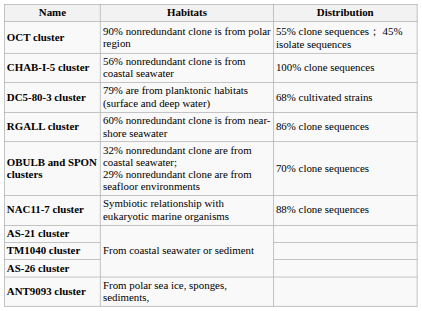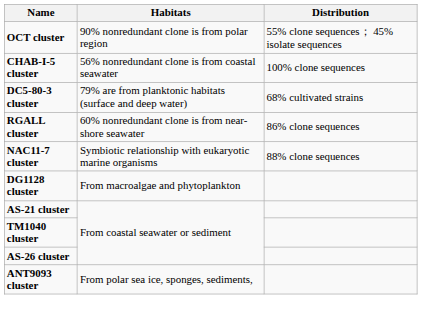- row: (52, 168)
+ row: (26, 186)
